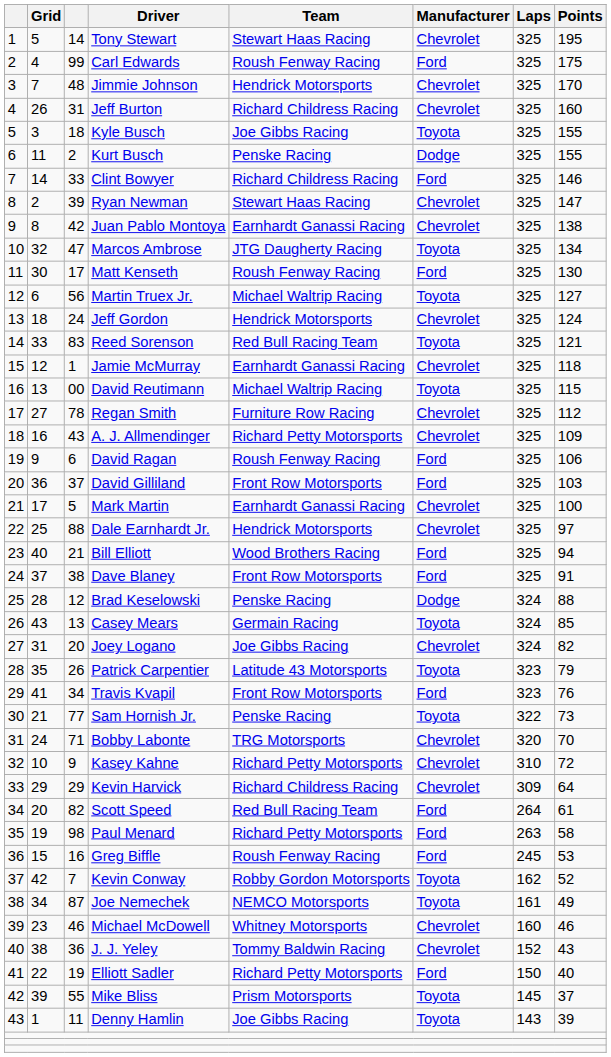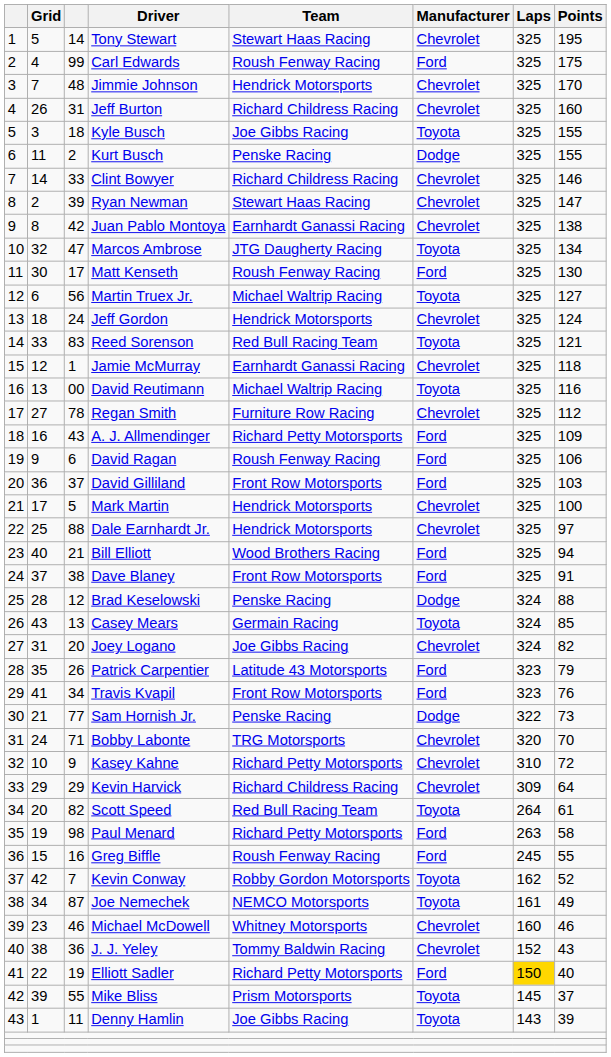(432, 179) Ford -> (448, 179) Chevrolet
(569, 389) 115 -> (569, 389) 116
(448, 436) Chevrolet -> (432, 436) Ford
(319, 506) Earnhardt Ganassi Racing -> (302, 506) Hendrick Motorsports
(438, 669) Toyota -> (432, 669) Ford
(438, 716) Toyota -> (438, 716) Dodge
(432, 809) Ford -> (438, 809) Toyota
(566, 856) 53 -> (566, 856) 55
(529, 973) no background -> (529, 973) gold background
